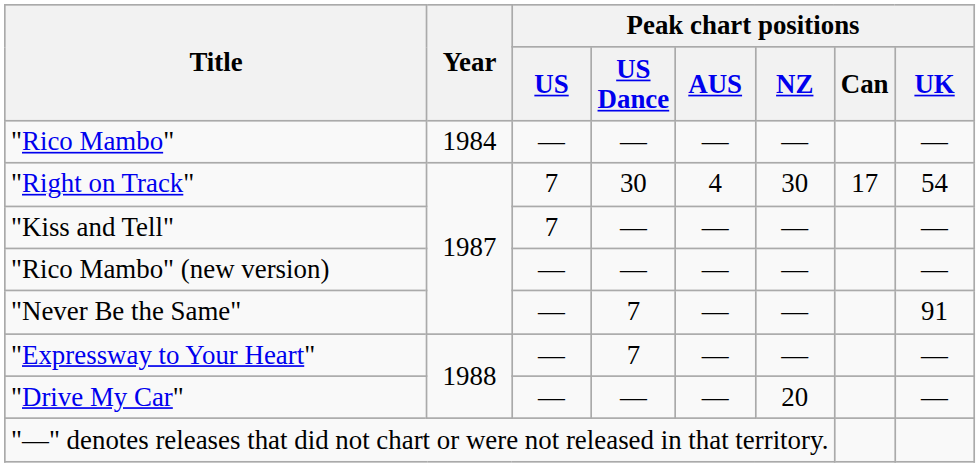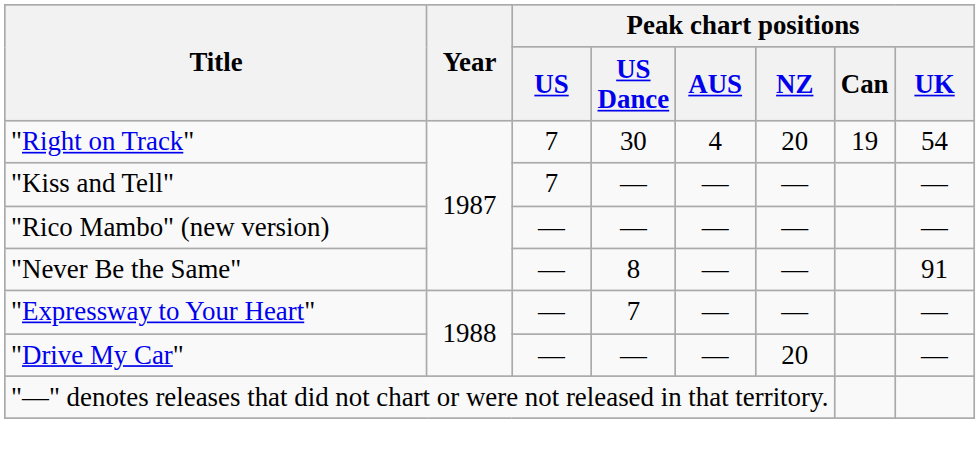- row: (93, 141)
(795, 183) 30 -> (795, 141) 20
(865, 183) 17 -> (865, 141) 19
(633, 311) 7 -> (633, 269) 8
